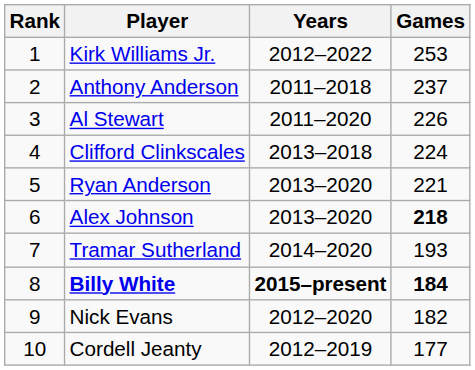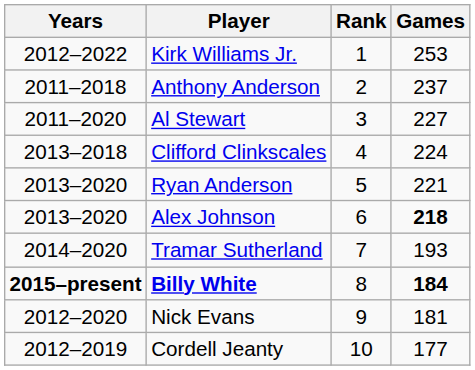columns swapped: (35, 21) <-> (320, 21)
(431, 119) 226 -> (431, 119) 227
(431, 316) 182 -> (431, 316) 181
